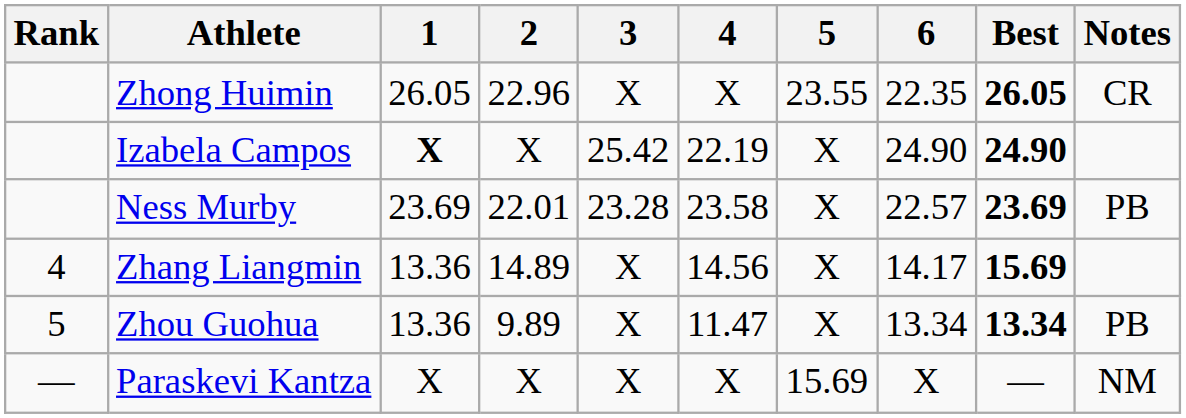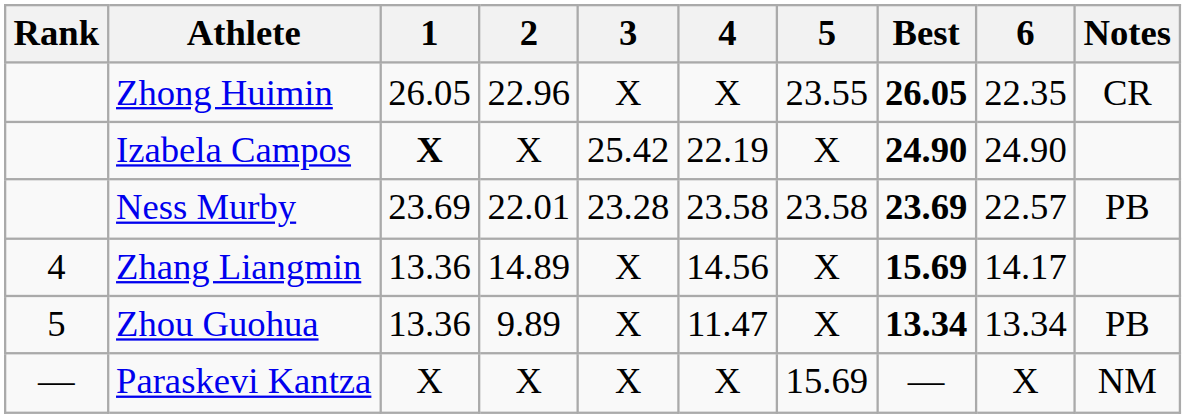columns swapped: (926, 33) <-> (1025, 33)
(827, 207) X -> (827, 207) 23.58
